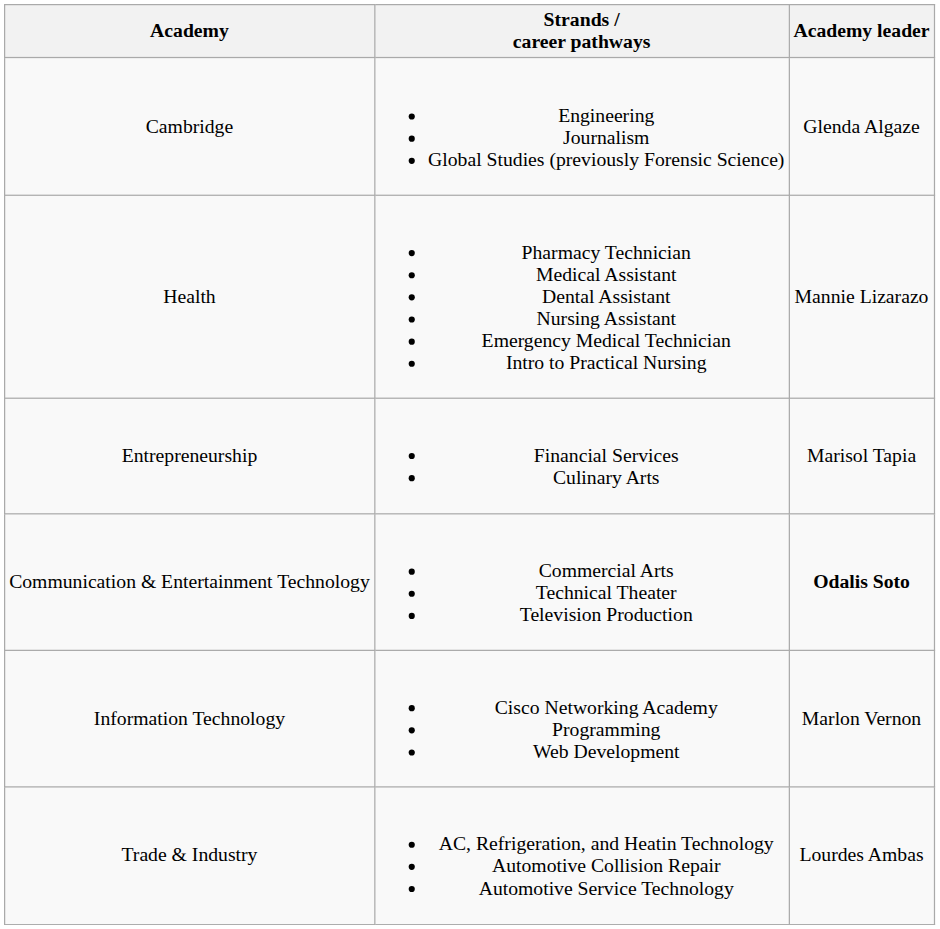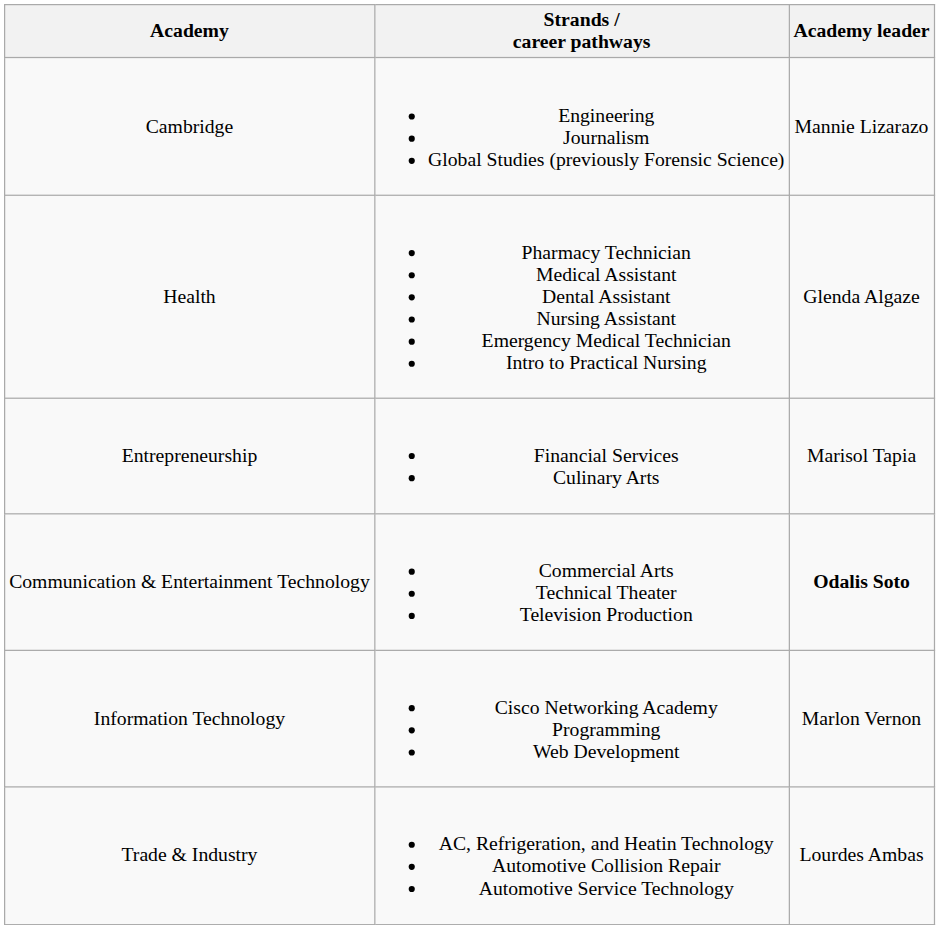(862, 126) Glenda Algaze -> (862, 126) Mannie Lizarazo
(862, 296) Mannie Lizarazo -> (862, 296) Glenda Algaze
